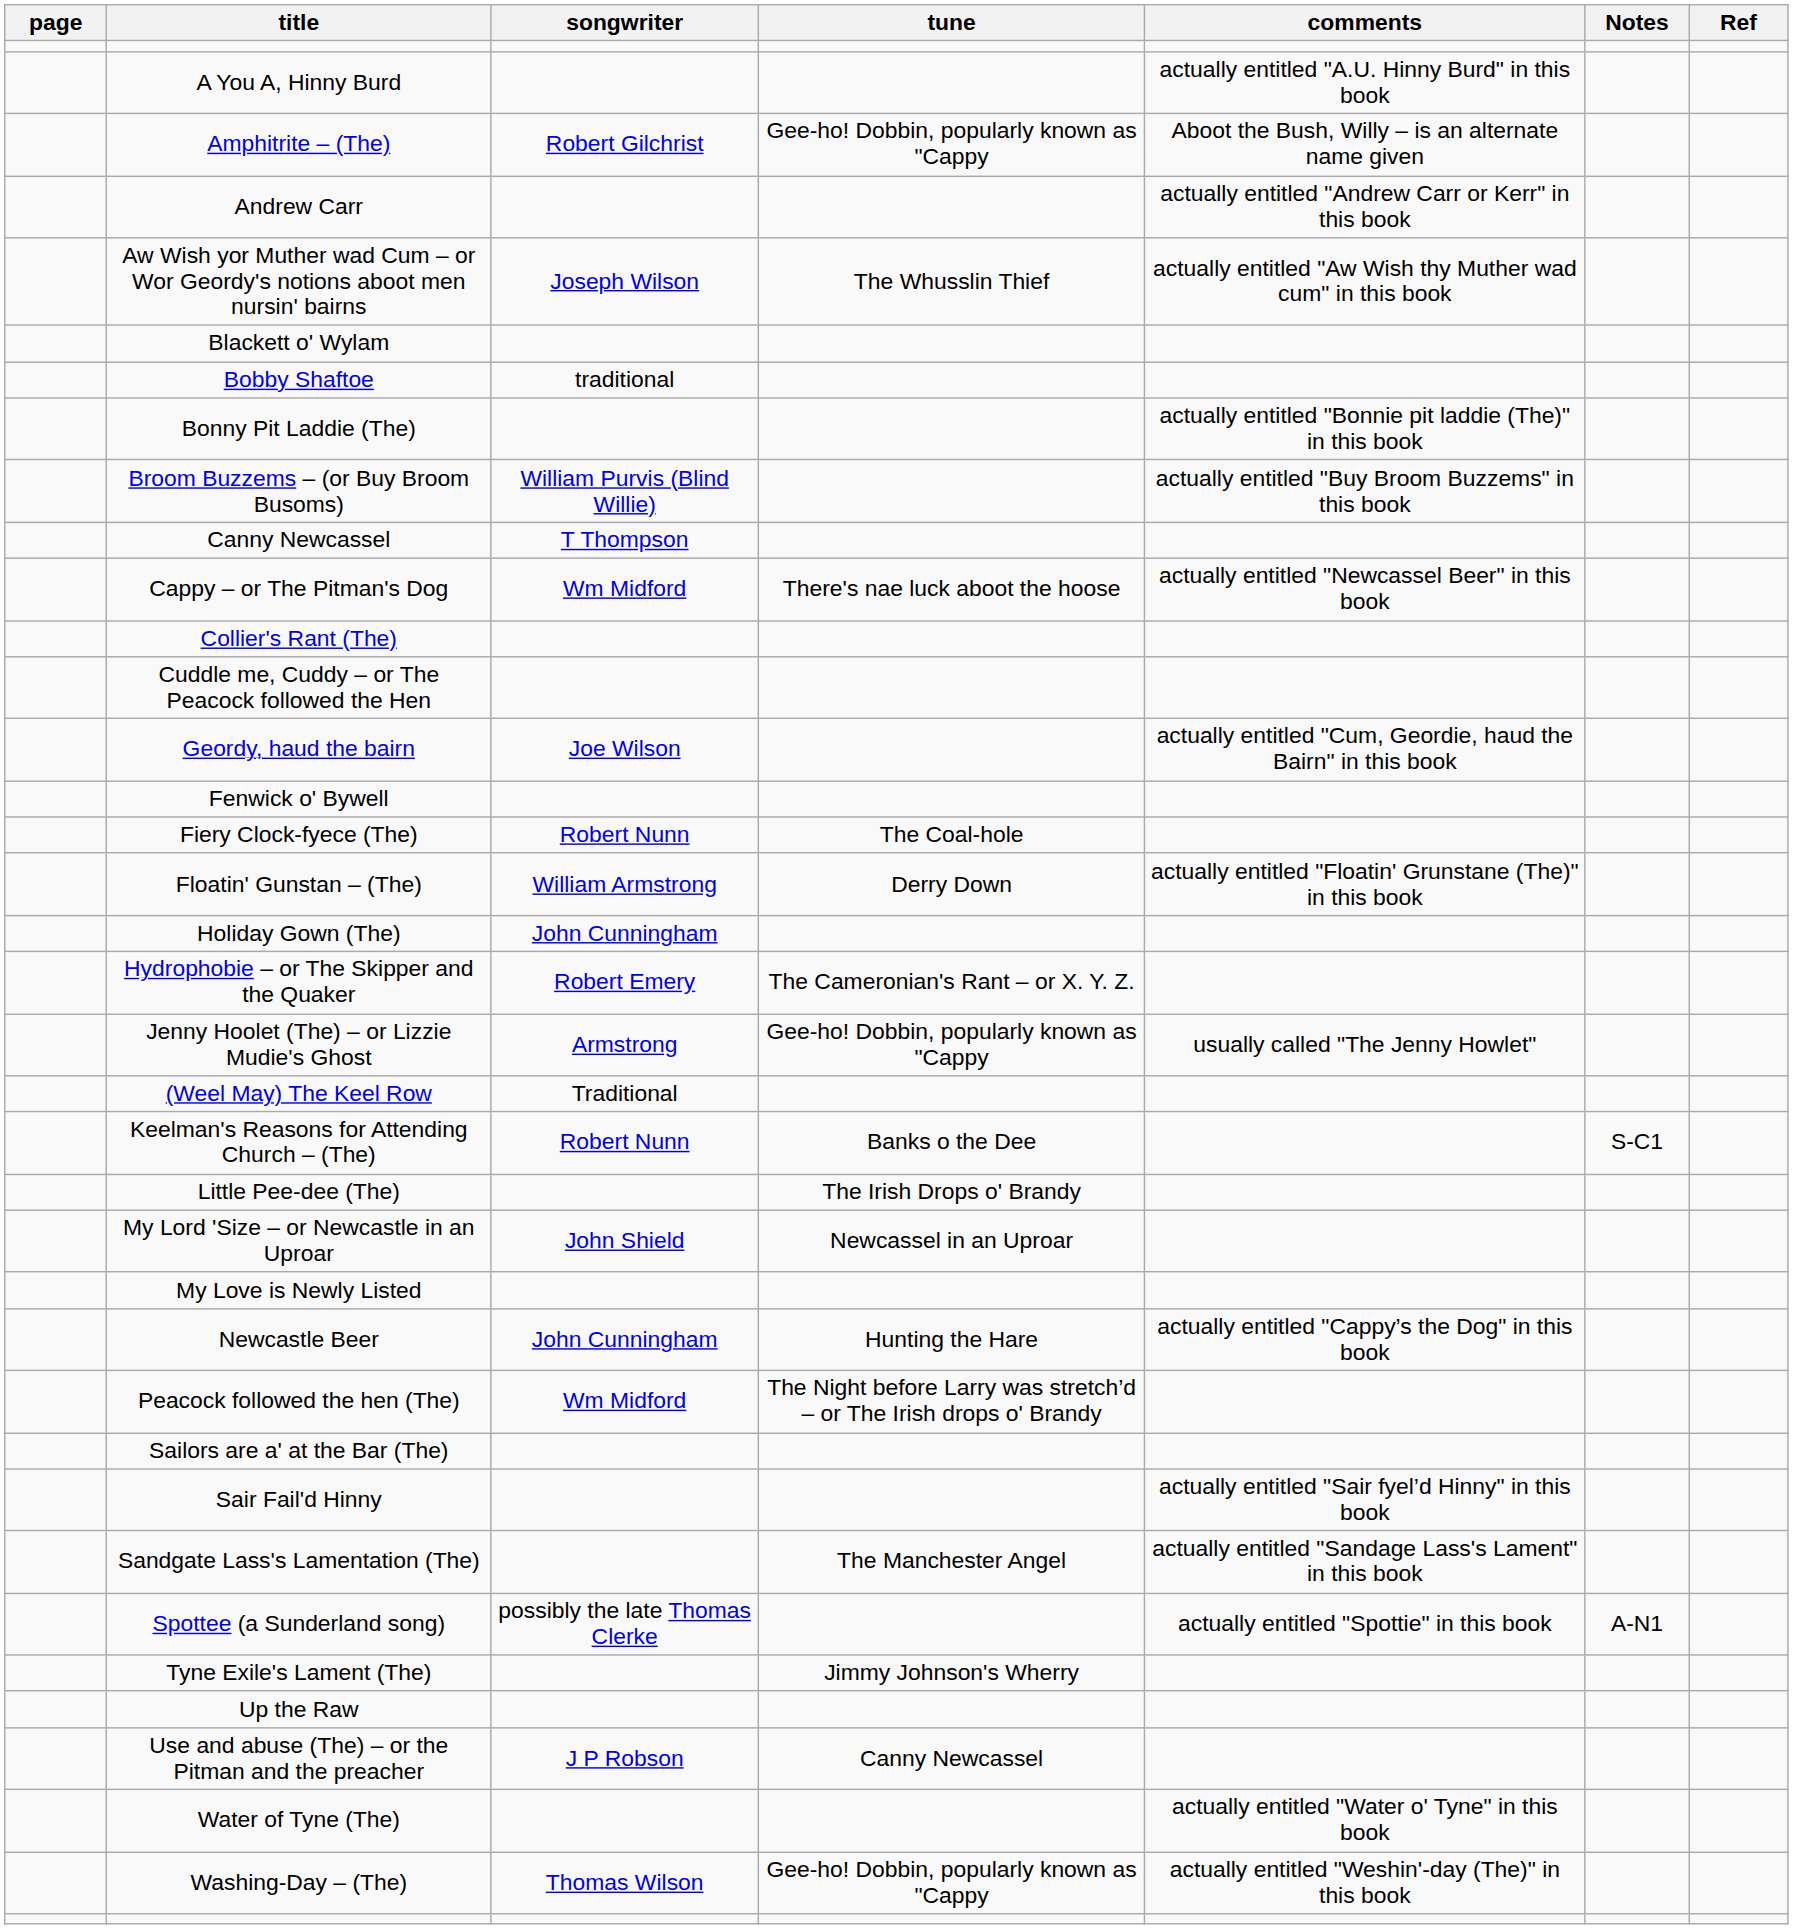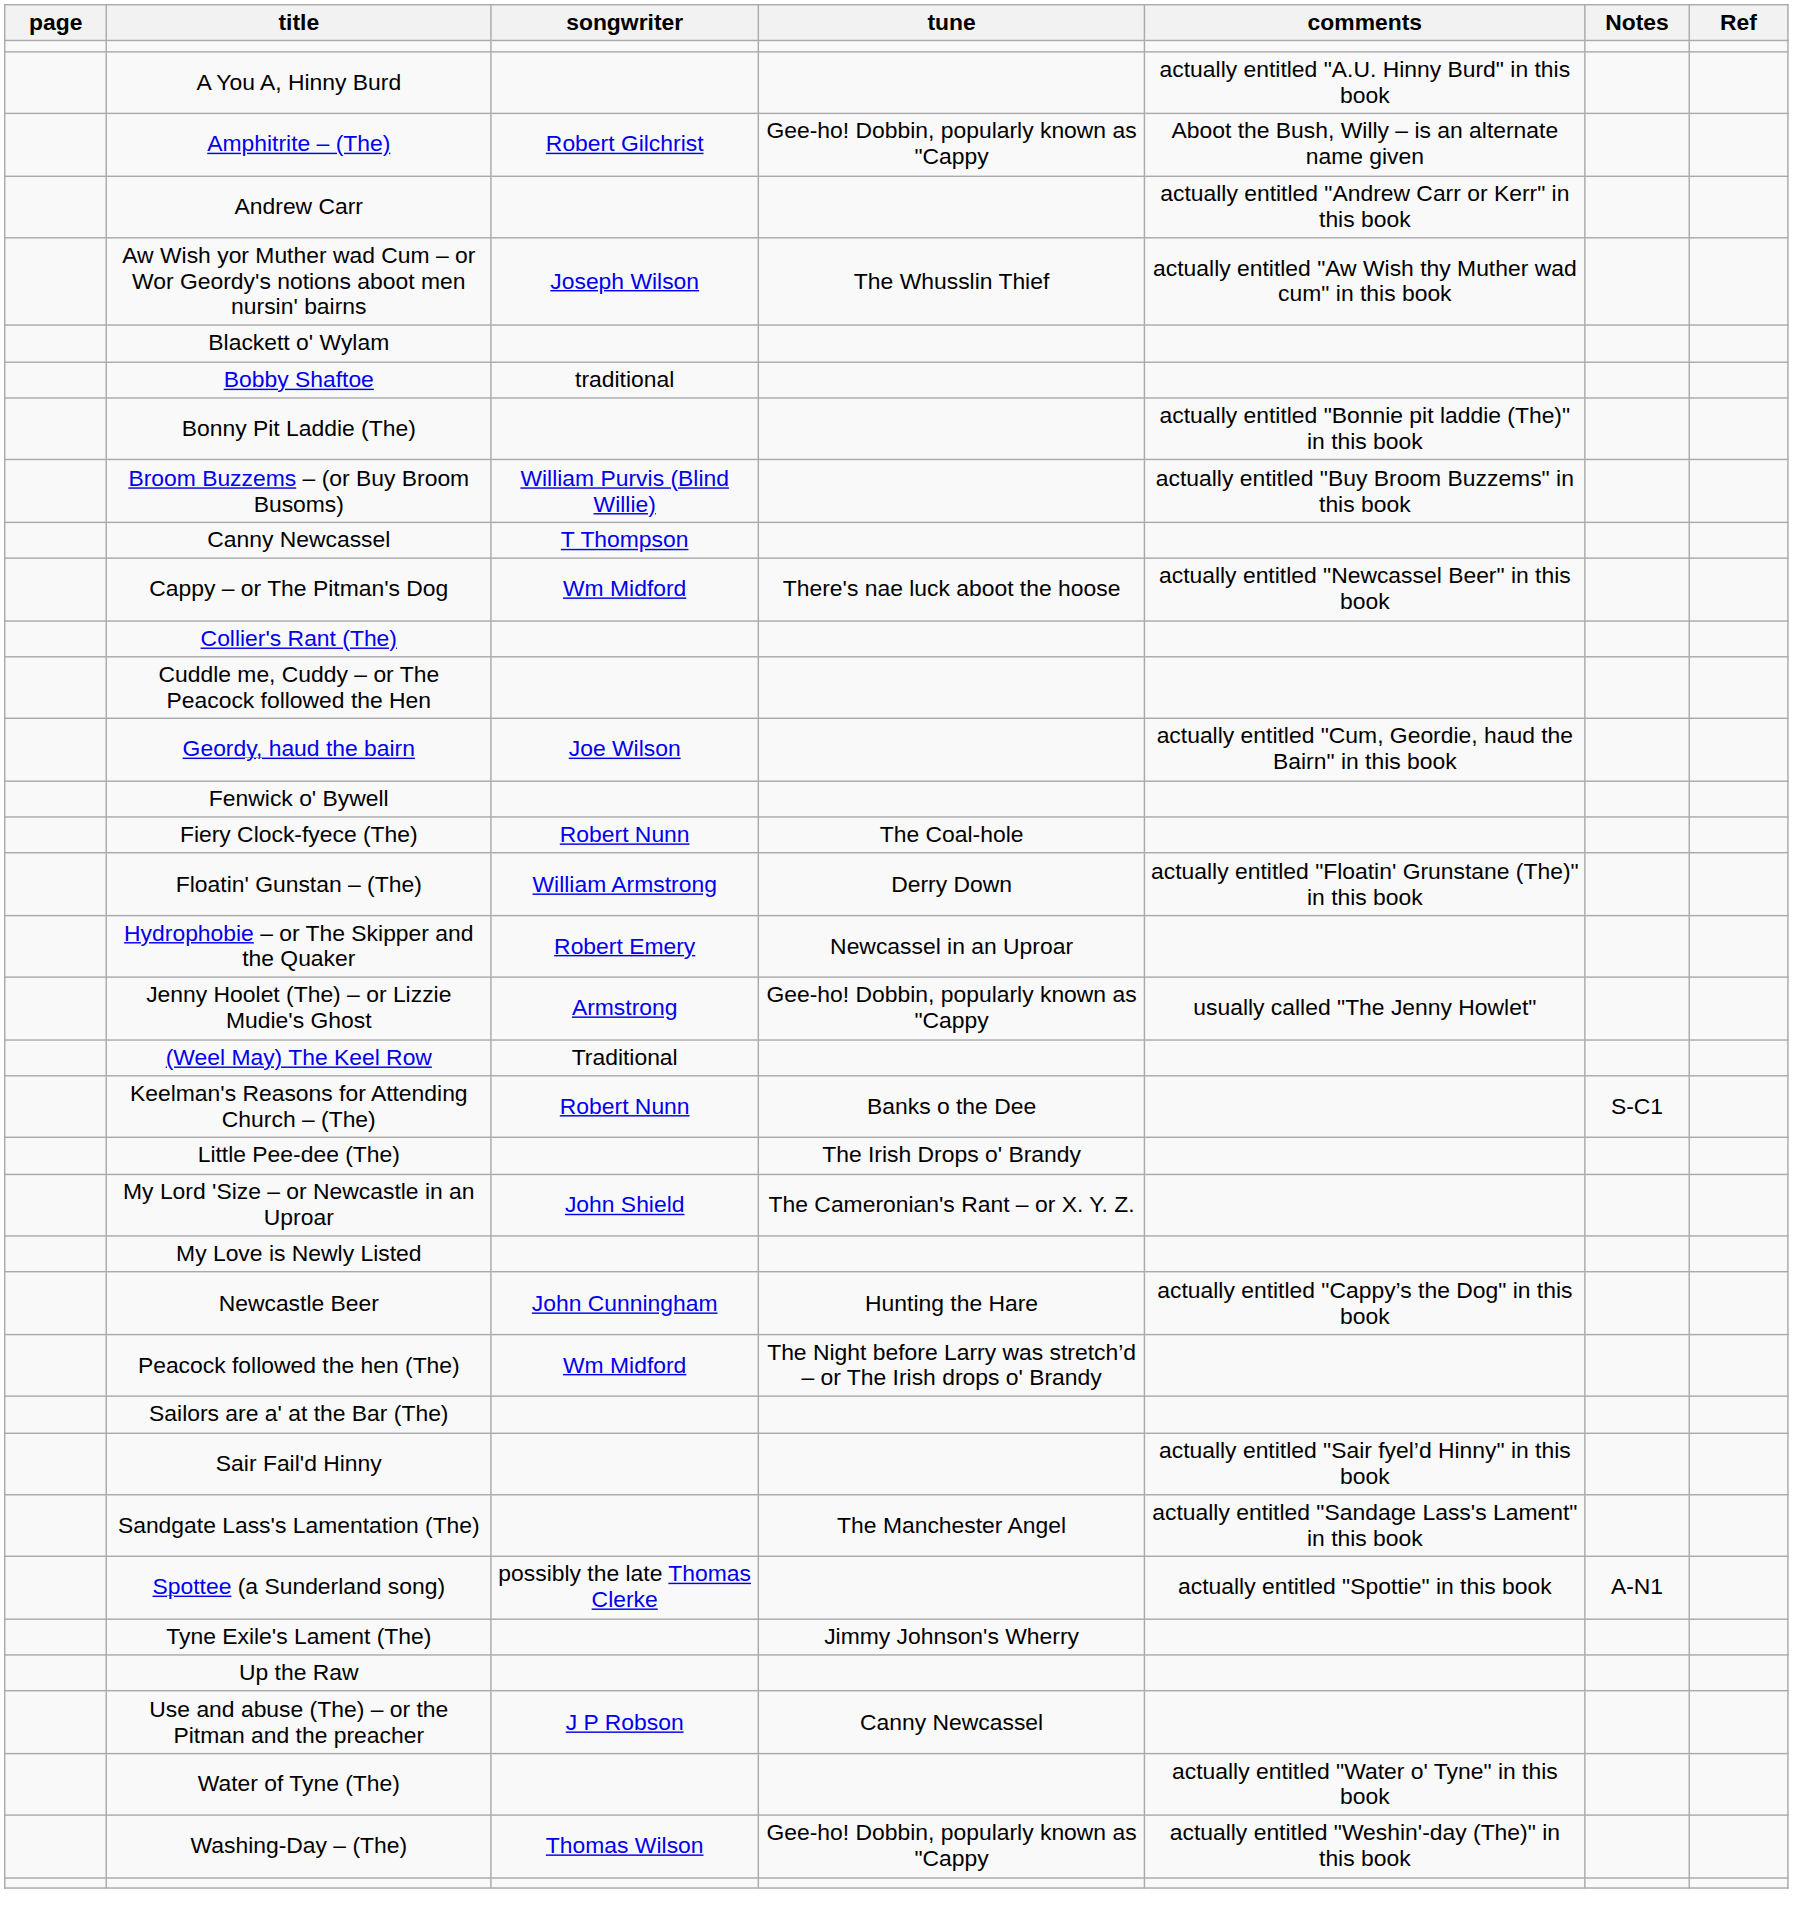- row: (299, 933)
(952, 982) The Cameronian's Rant – or X. Y. Z. -> (952, 946) Newcassel in an Uproar
(952, 1241) Newcassel in an Uproar -> (952, 1204) The Cameronian's Rant – or X. Y. Z.
